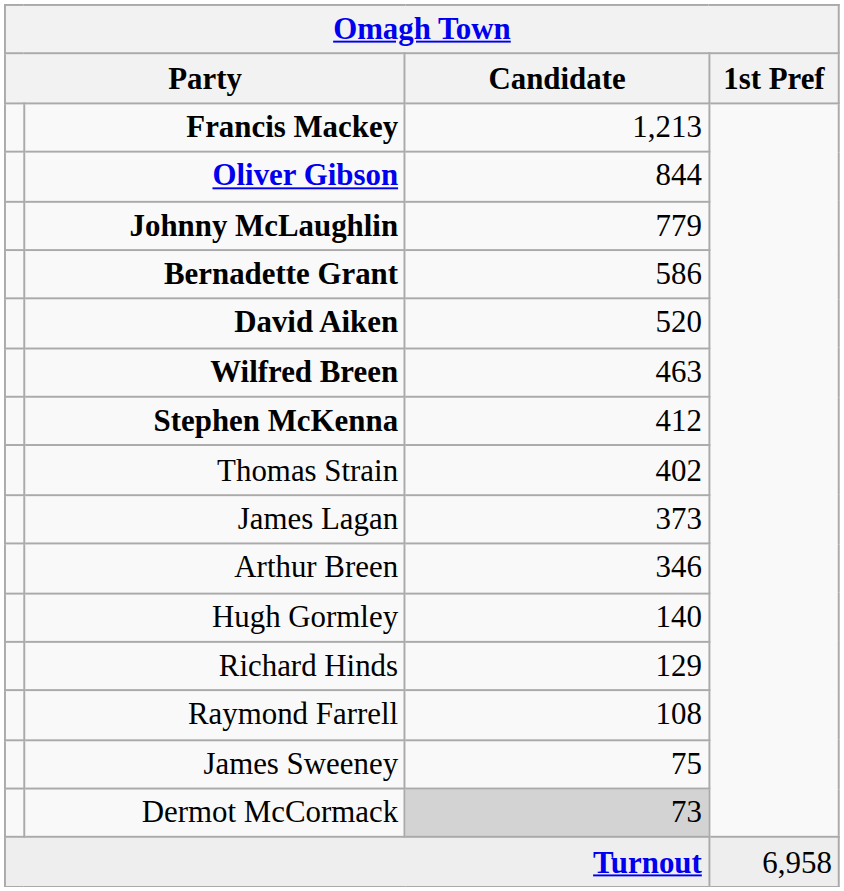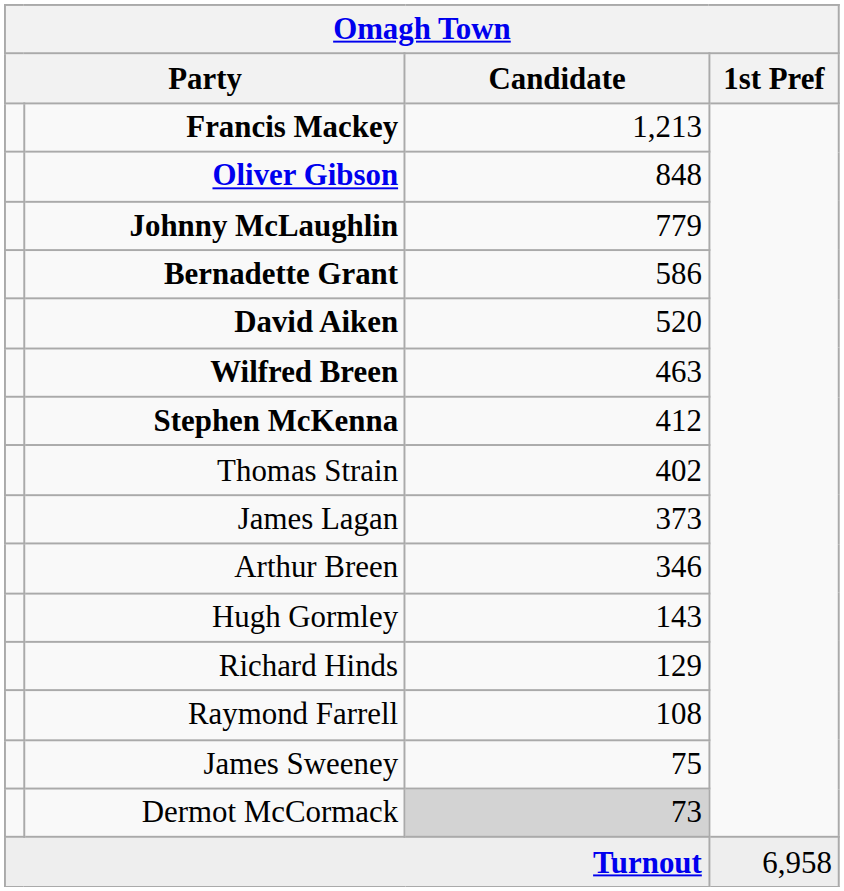(679, 175) 844 -> (679, 175) 848
(679, 616) 140 -> (679, 616) 143
